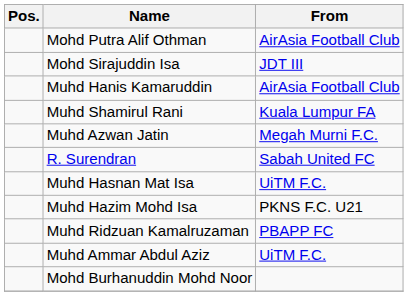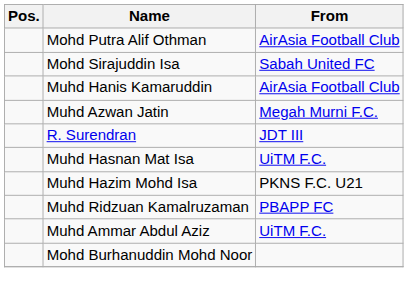(281, 64) JDT III -> (317, 64) Sabah United FC
- row: (115, 111)
(317, 159) Sabah United FC -> (281, 135) JDT III
